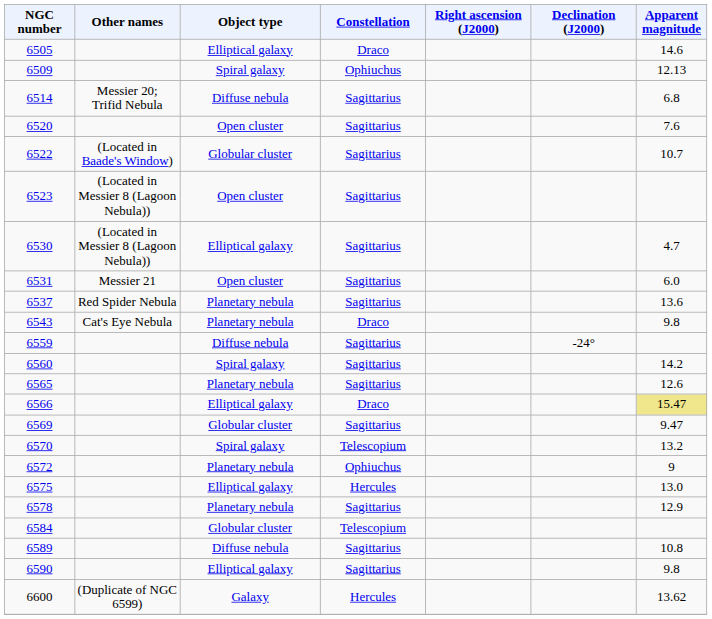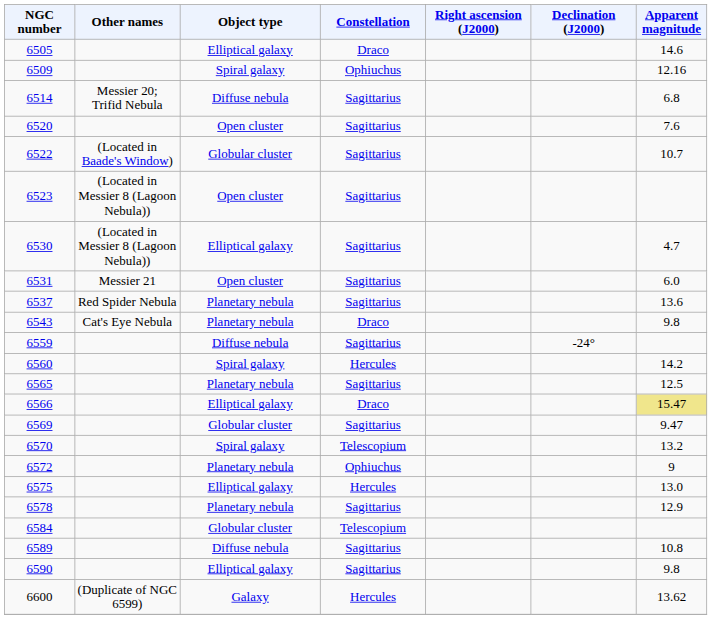(672, 70) 12.13 -> (672, 70) 12.16
(373, 363) Sagittarius -> (373, 363) Hercules
(672, 384) 12.6 -> (672, 384) 12.5
